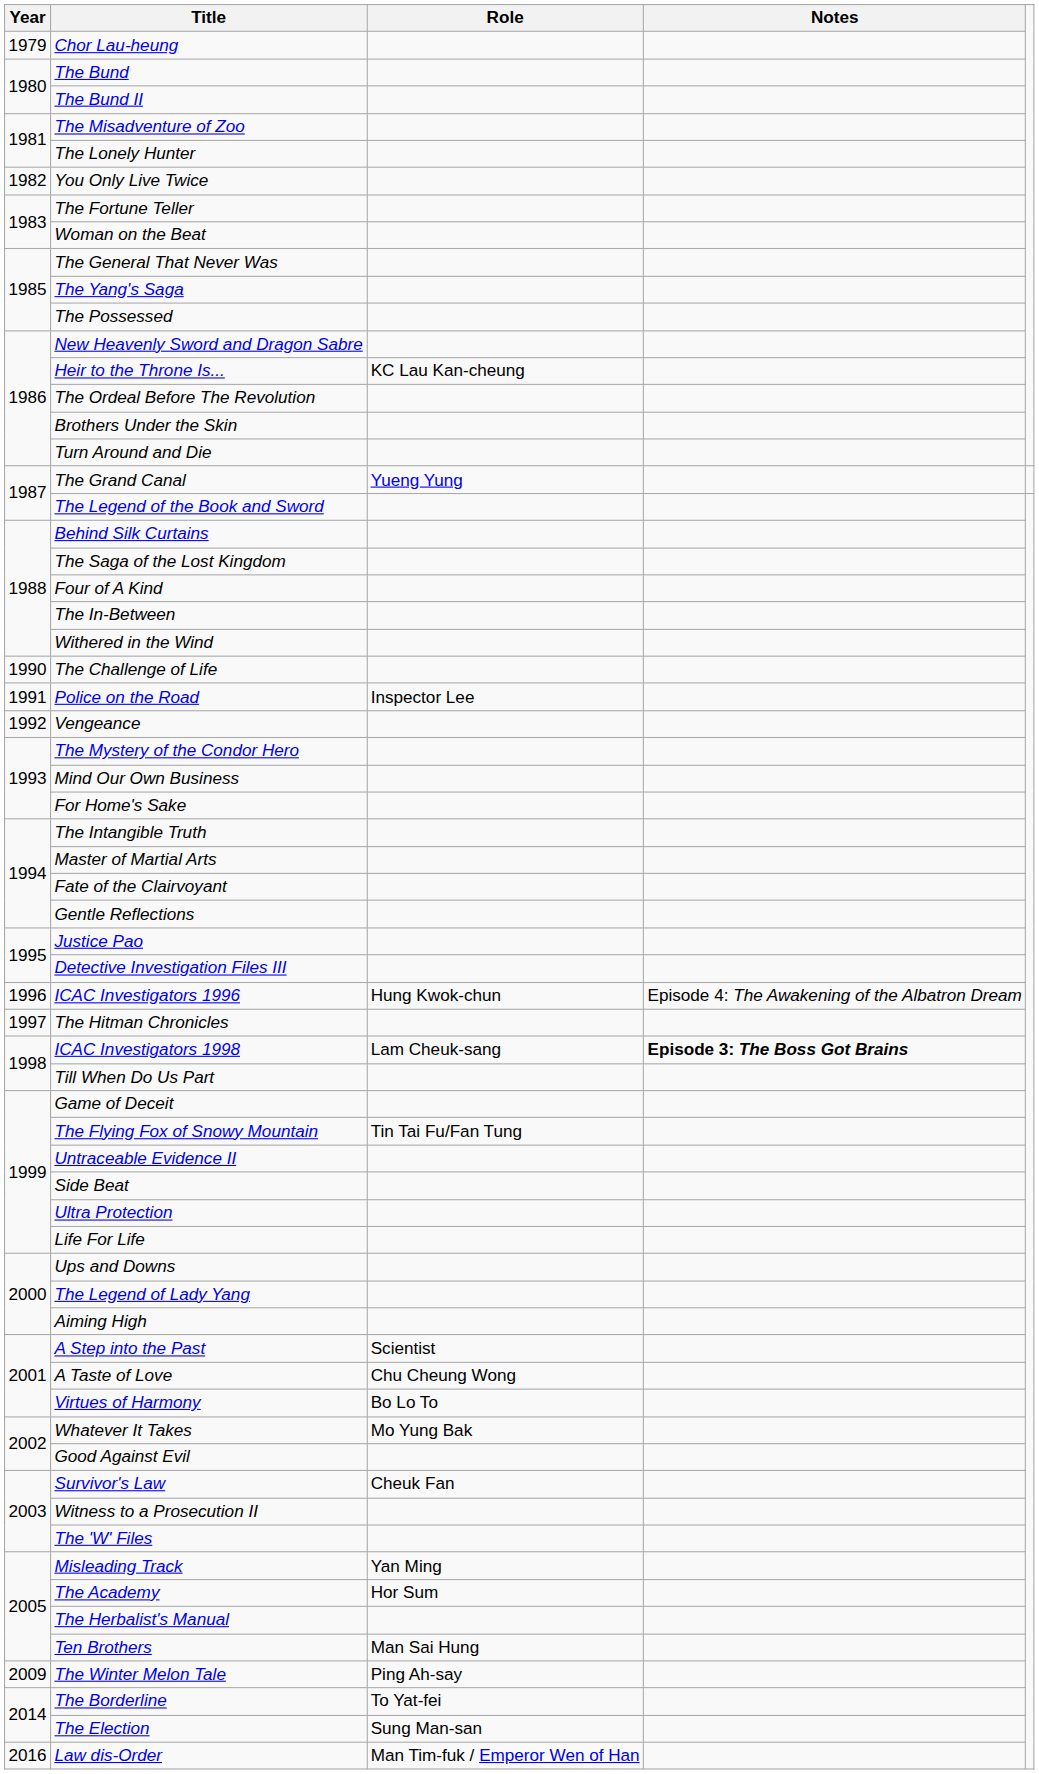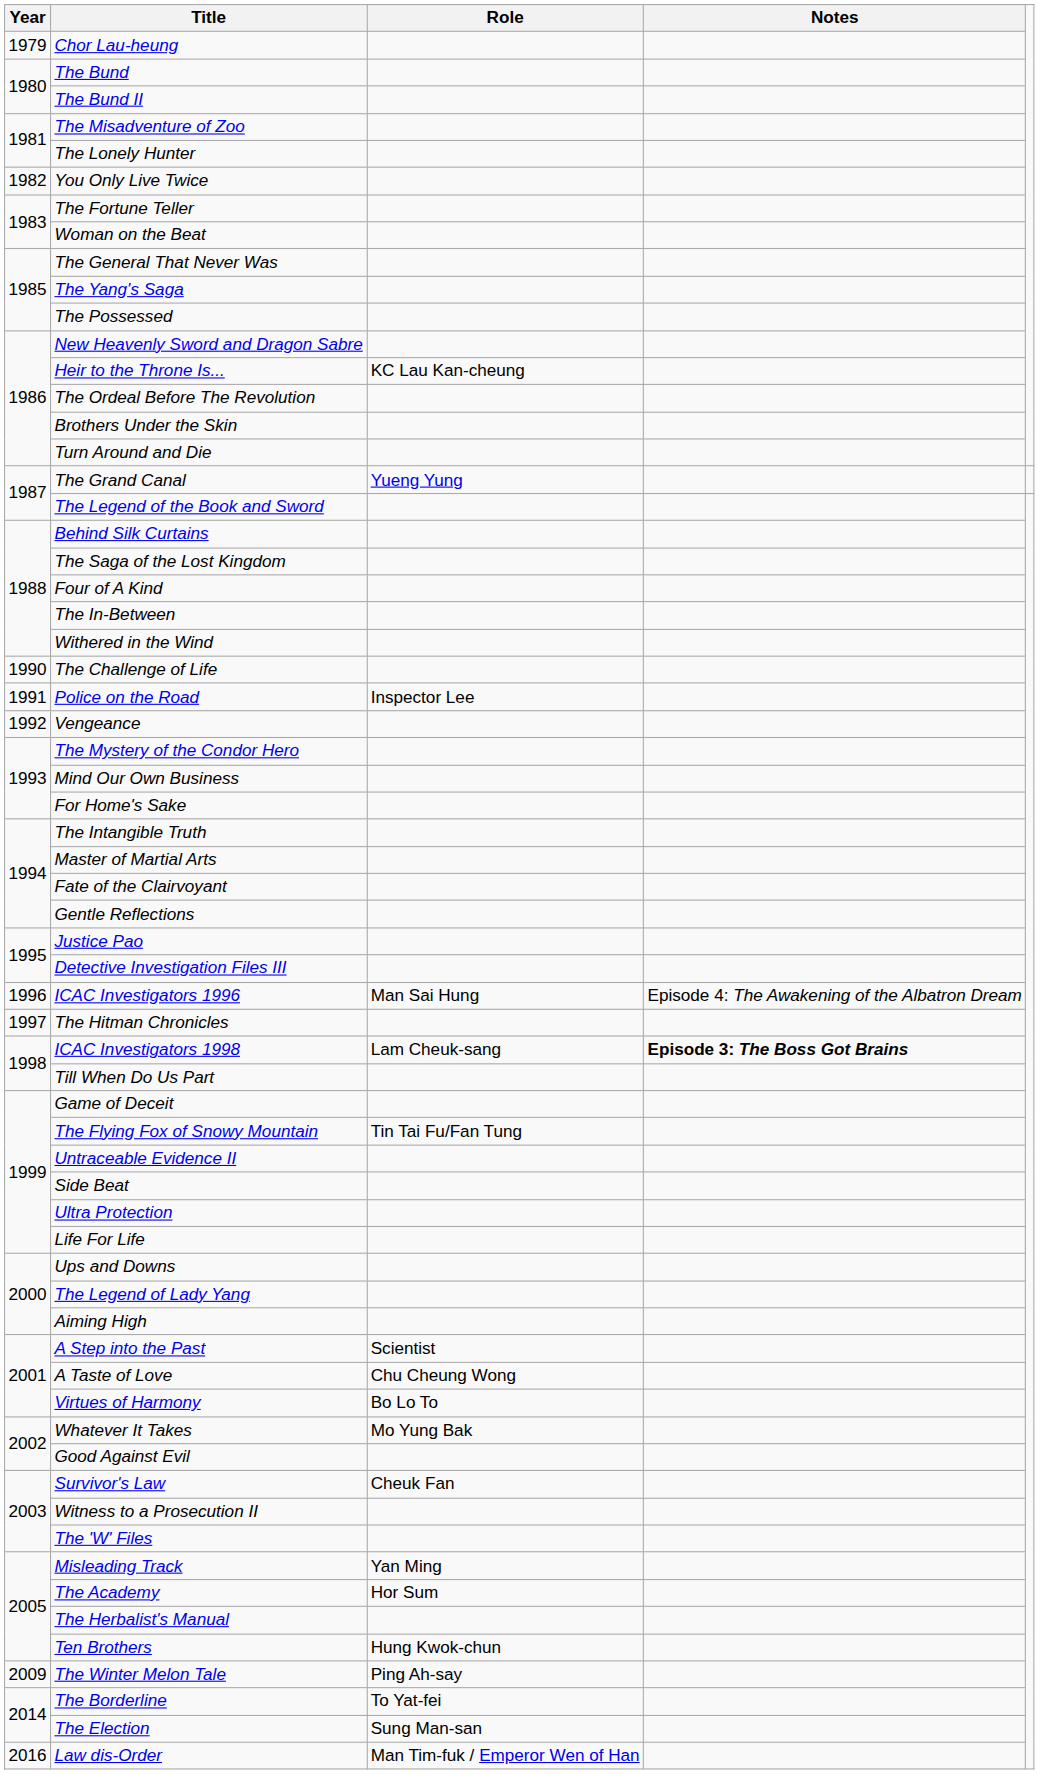(436, 995) Hung Kwok-chun -> (425, 995) Man Sai Hung
(425, 1647) Man Sai Hung -> (436, 1647) Hung Kwok-chun
